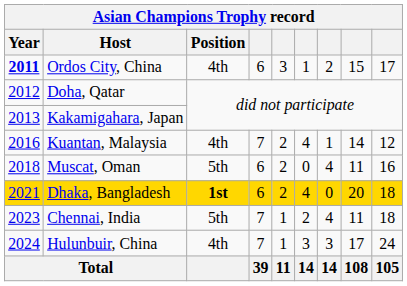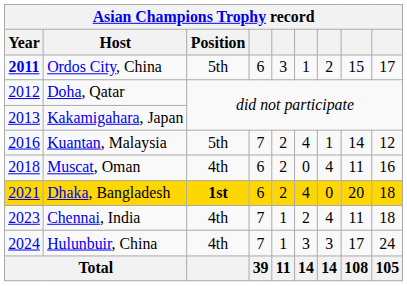(218, 67) 4th -> (218, 67) 5th
(218, 142) 4th -> (218, 142) 5th
(218, 167) 5th -> (218, 167) 4th
(218, 218) 5th -> (218, 218) 4th
